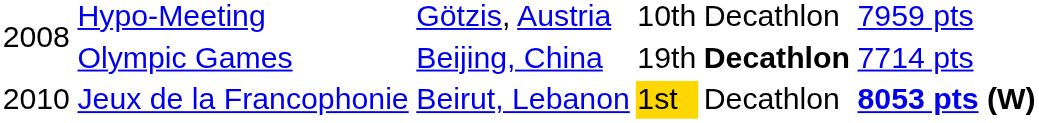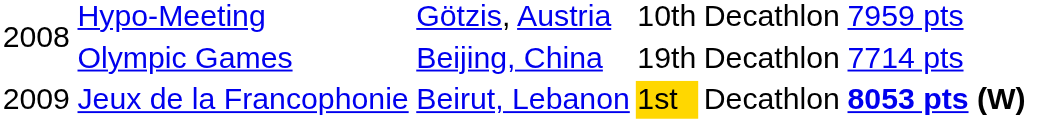(777, 57) bold -> (772, 57) normal
(36, 99) 2010 -> (36, 99) 2009
